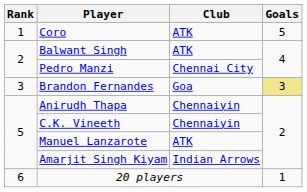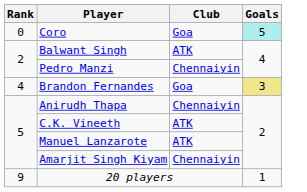(21, 32) 1 -> (21, 32) 0
(183, 32) ATK -> (183, 32) Goa
(282, 32) no background -> (262, 32) paleturquoise background
(213, 68) Chennai City -> (206, 68) Chennaiyin
(21, 86) 3 -> (21, 86) 4
(206, 123) Chennaiyin -> (183, 123) ATK
(216, 159) Indian Arrows -> (206, 159) Chennaiyin
(21, 178) 6 -> (21, 178) 9
